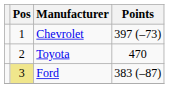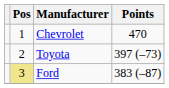(138, 34) 397 (–73) -> (138, 34) 470
(138, 54) 470 -> (138, 54) 397 (–73)
